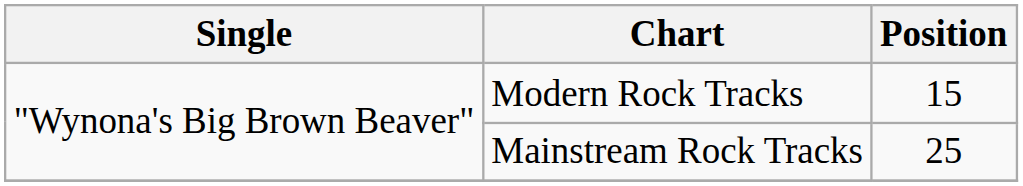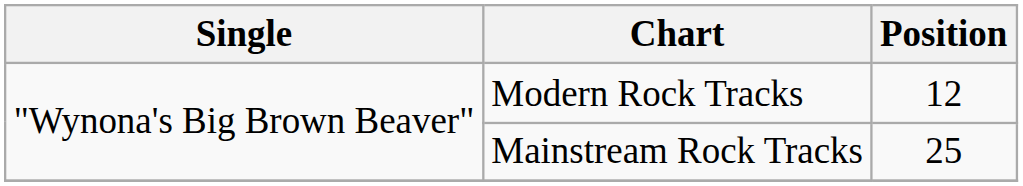(944, 92) 15 -> (944, 92) 12
